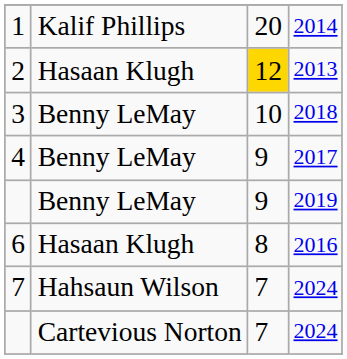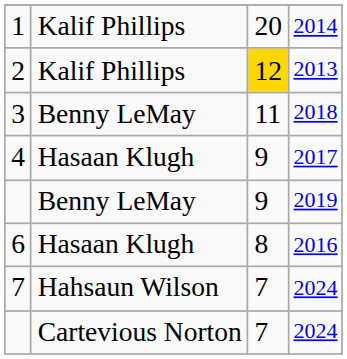(116, 69) Hasaan Klugh -> (111, 69) Kalif Phillips
(268, 113) 10 -> (268, 113) 11
(117, 157) Benny LeMay -> (116, 157) Hasaan Klugh
